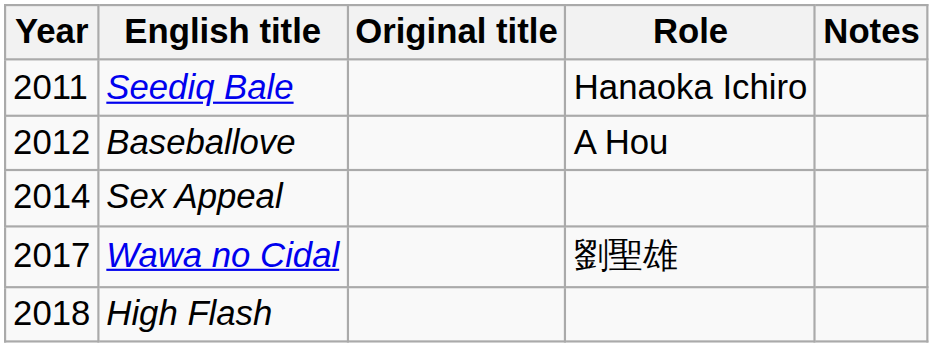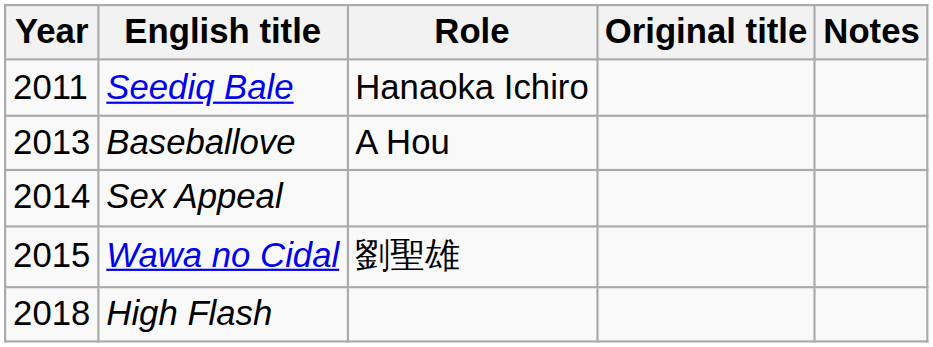columns swapped: (456, 32) <-> (691, 32)
(52, 142) 2012 -> (52, 142) 2013
(52, 255) 2017 -> (52, 255) 2015
